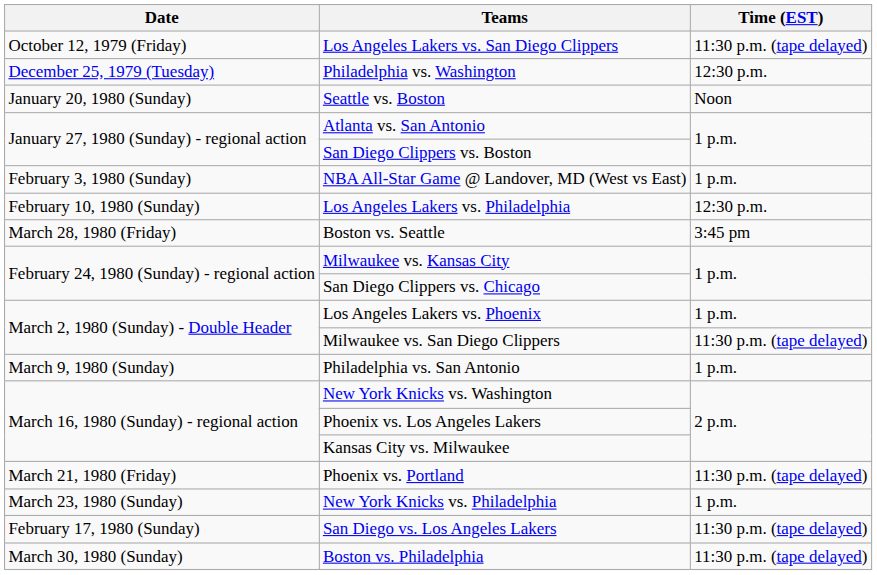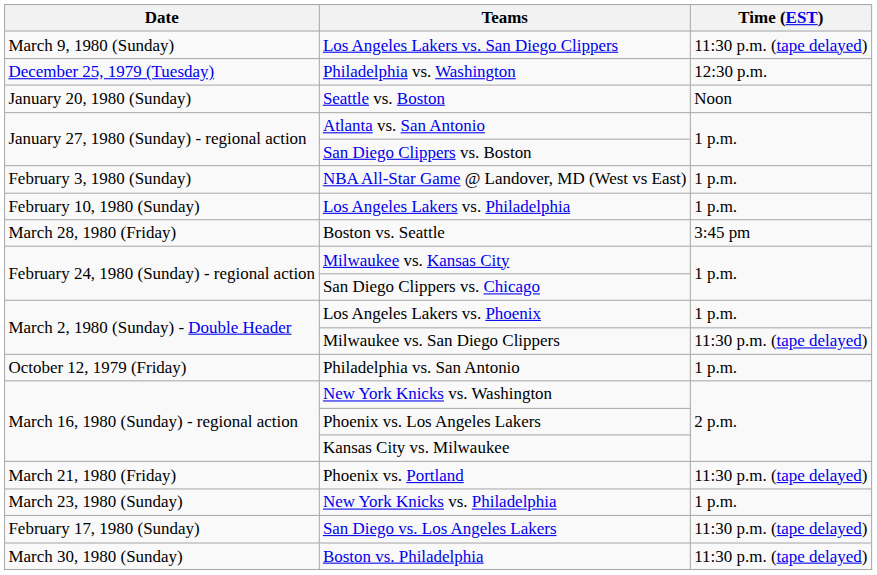(97, 44) October 12, 1979 (Friday) -> (91, 44) March 9, 1980 (Sunday)
(731, 206) 12:30 p.m. -> (716, 206) 1 p.m.
(91, 367) March 9, 1980 (Sunday) -> (97, 367) October 12, 1979 (Friday)
